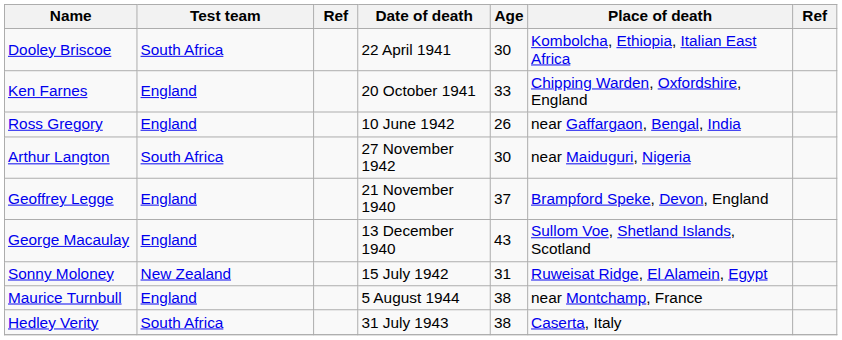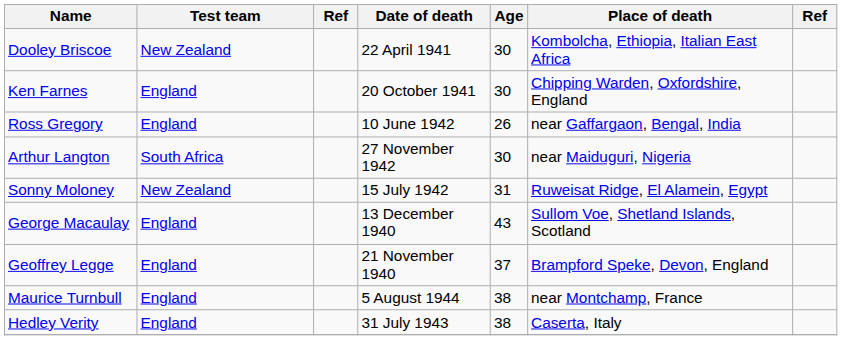(182, 49) South Africa -> (186, 49) New Zealand
(502, 91) 33 -> (502, 91) 30
rows swapped: (61, 198) <-> (61, 273)
(182, 322) South Africa -> (169, 322) England
